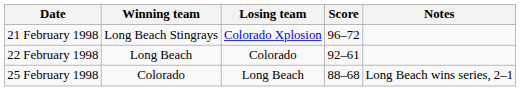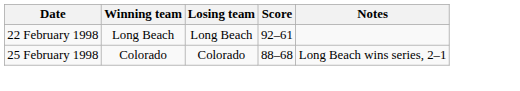- row: (53, 34)
(273, 55) Colorado -> (221, 34) Long Beach
(273, 75) Long Beach -> (221, 55) Colorado
